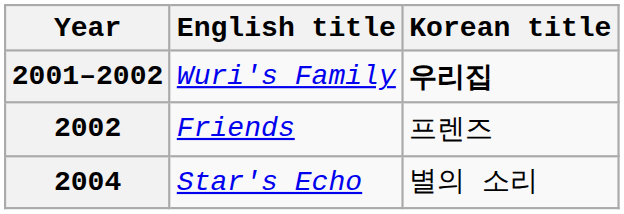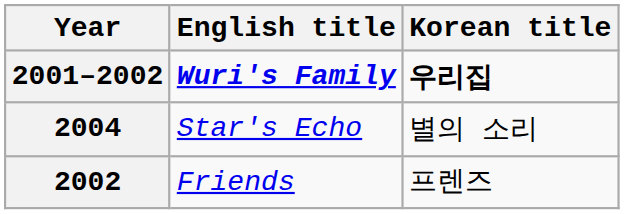(286, 77) normal -> (286, 77) bold
rows swapped: (88, 129) <-> (88, 181)
